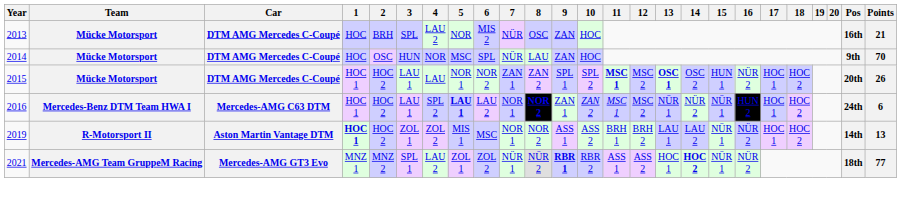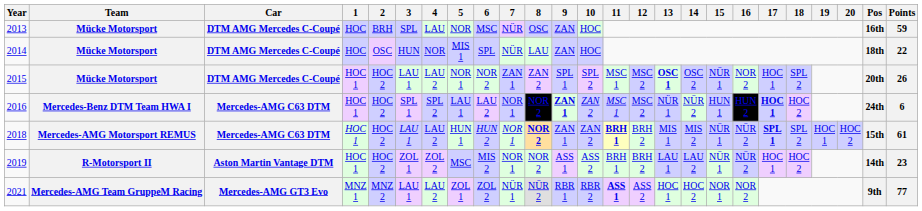(435, 34) LAU 2 -> (435, 28) LAU
(487, 34) MIS 2 -> (487, 28) MSC
(881, 34) 21 -> (902, 28) 59
(461, 56) MSC -> (461, 50) MIS 1
(853, 56) 9th -> (875, 50) 18th
(881, 56) 70 -> (902, 50) 22
(435, 78) LAU -> (435, 78) LAU 2
(617, 78) bold -> (616, 78) normal
(722, 78) HUN 1 -> (719, 78) NÜR 1
(748, 78) NÜR 2 -> (746, 78) NOR 2
(799, 78) HOC 2 -> (799, 78) SPL 2
(409, 107) LAU 1 -> (409, 107) SPL 1
(461, 107) bold -> (461, 107) normal
(539, 107) bold -> (538, 107) normal
(565, 107) normal -> (565, 107) bold
(722, 107) NÜR 1 -> (719, 107) HUN 1
(774, 107) normal -> (772, 107) bold
+ row: (17, 135)
(356, 135) bold -> (356, 163) normal
(461, 135) MIS 1 -> (461, 163) MSC
(487, 135) MSC -> (487, 163) MIS 2
(881, 135) 13 -> (902, 163) 23
(409, 163) SPL 1 -> (409, 191) LAU 1
(565, 163) bold -> (565, 191) normal
(617, 163) normal -> (616, 191) bold
(695, 163) bold -> (694, 191) normal
(722, 163) NÜR 1 -> (719, 191) NOR 1
(748, 163) NÜR 2 -> (746, 191) NOR 2
(853, 163) 18th -> (875, 191) 9th
